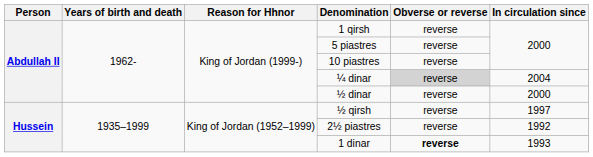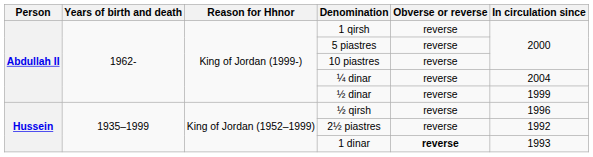(440, 78) lightgrey background -> (440, 78) no background
(539, 95) 2000 -> (539, 95) 1999
(539, 111) 1997 -> (539, 111) 1996
